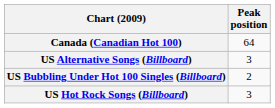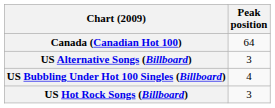(249, 77) 2 -> (249, 77) 4
